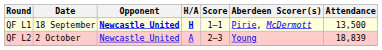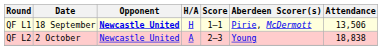(191, 25) bold -> (191, 25) normal
(351, 25) 13,500 -> (351, 25) 13,506
(351, 38) 18,839 -> (351, 38) 18,838
